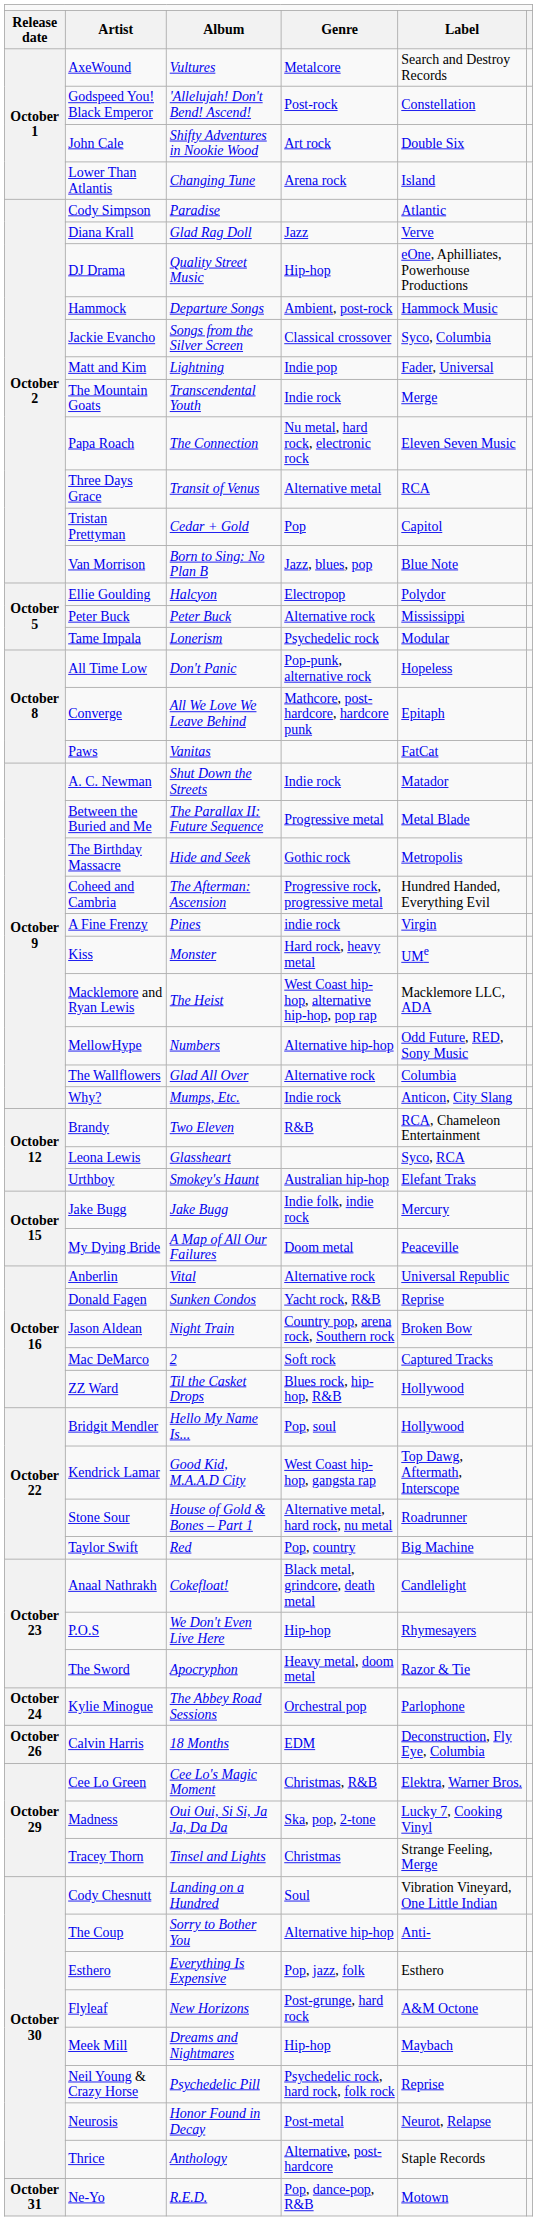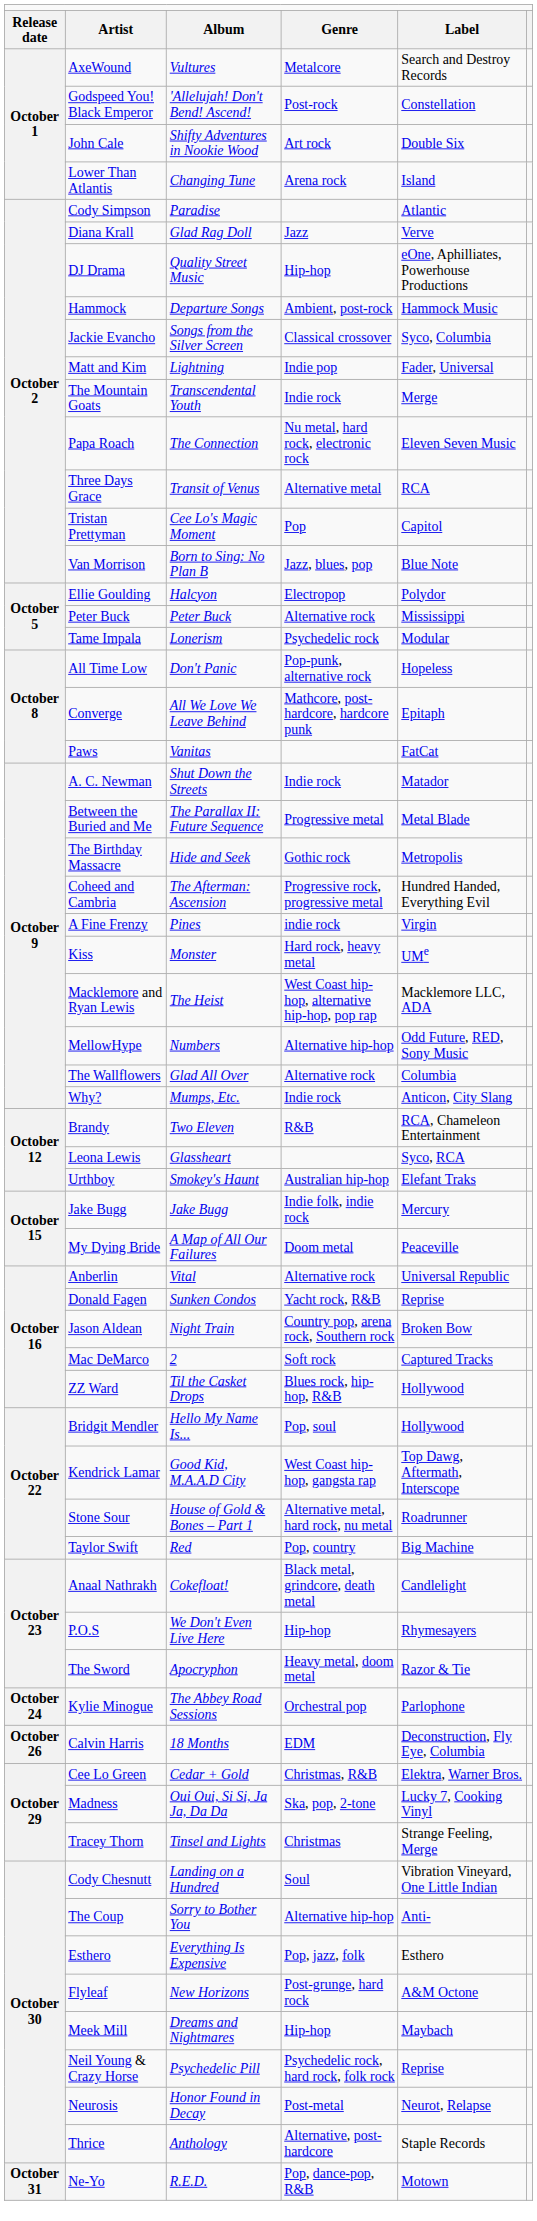(209, 526) Cedar + Gold -> (213, 526) Cee Lo's Magic Moment
(213, 1782) Cee Lo's Magic Moment -> (209, 1774) Cedar + Gold
